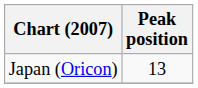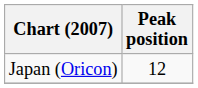(157, 68) 13 -> (157, 68) 12
